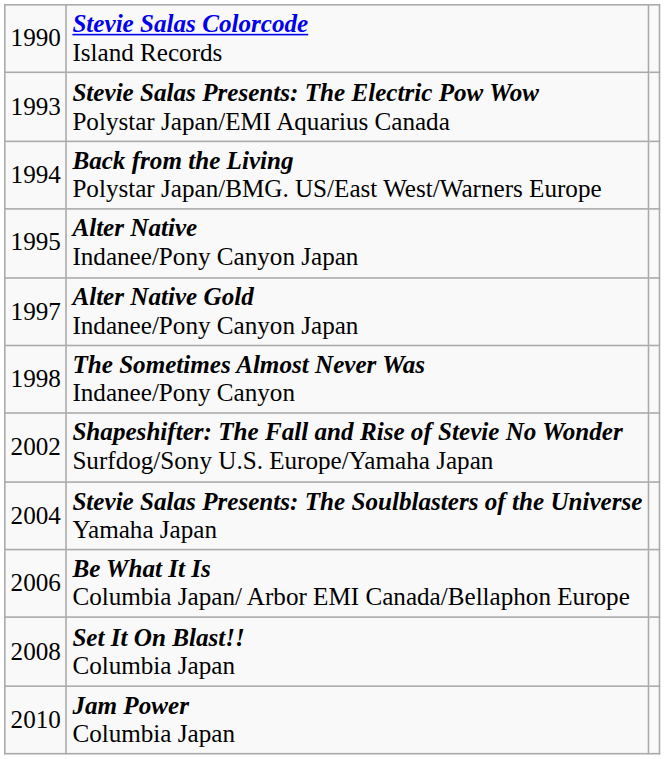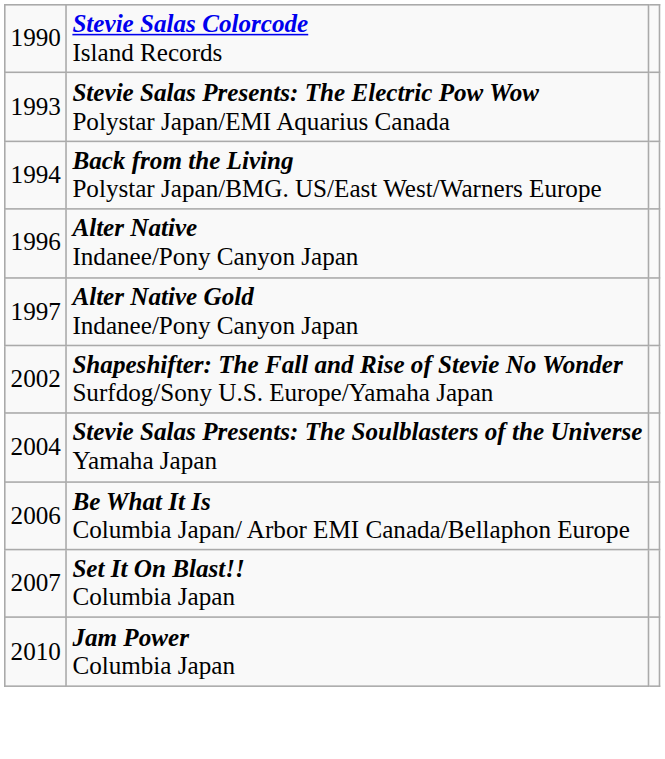(36, 242) 1995 -> (36, 242) 1996
- row: (249, 379)
(36, 651) 2008 -> (36, 583) 2007
